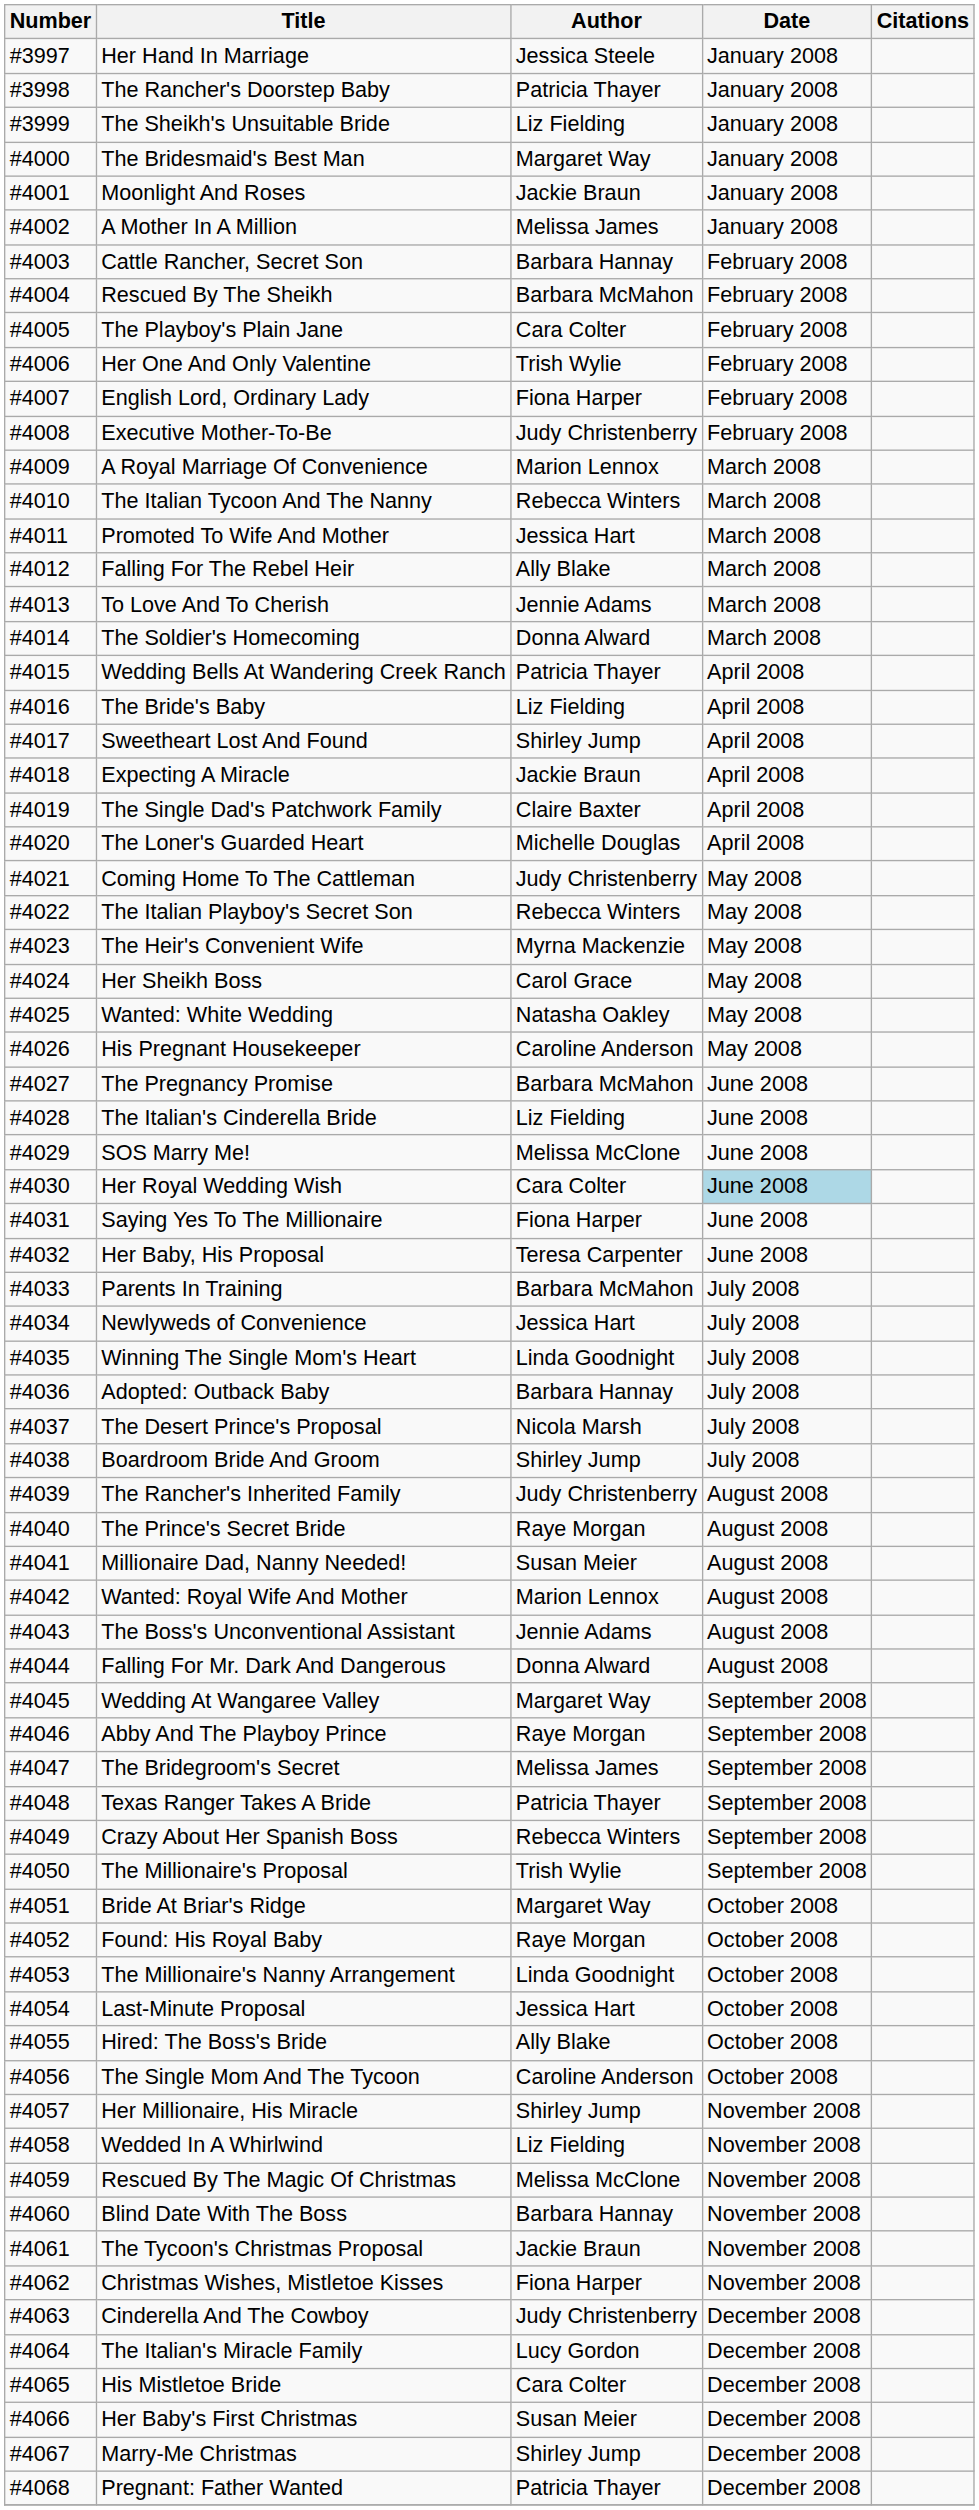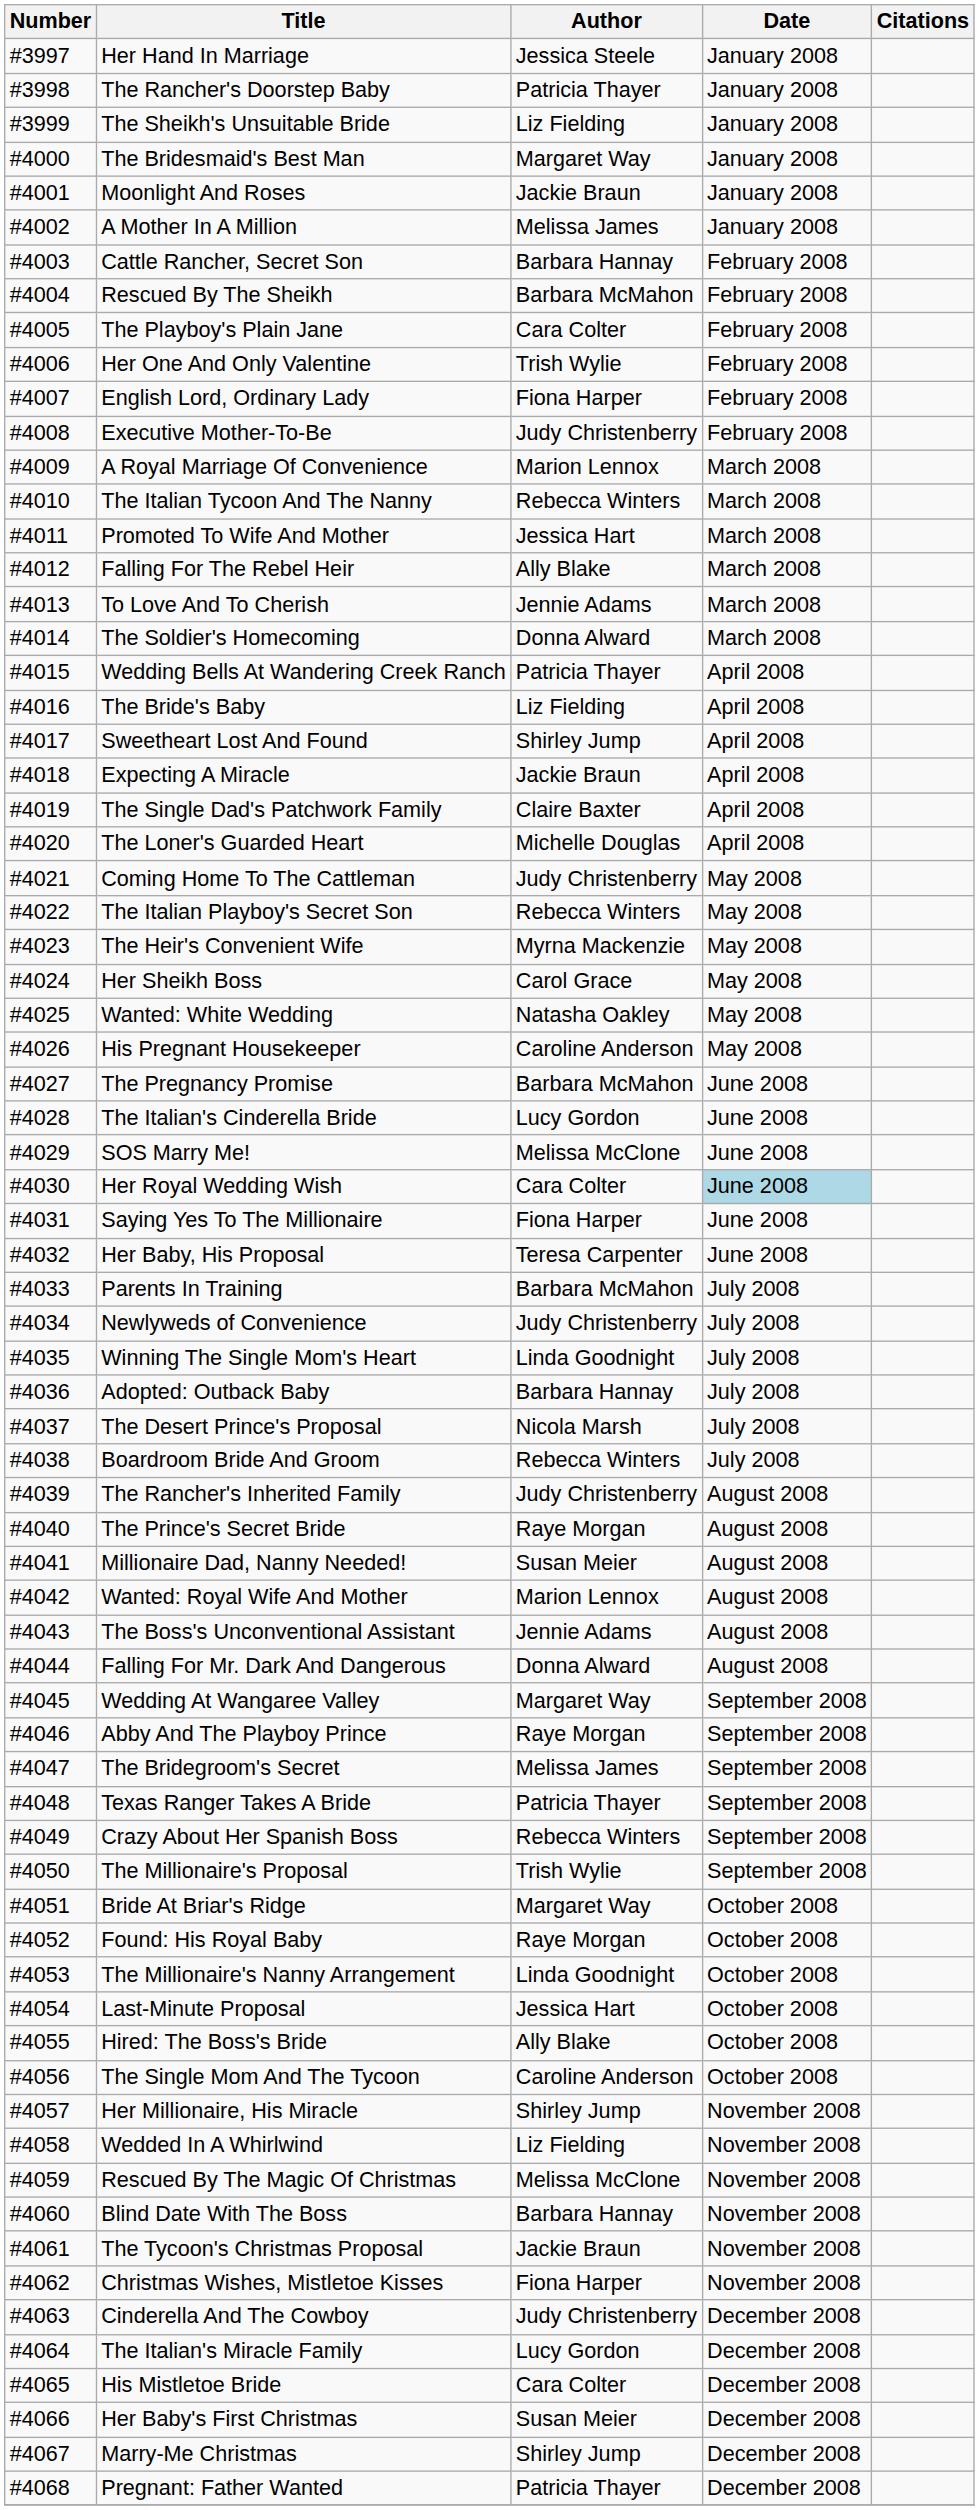(570, 1117) Liz Fielding -> (578, 1117) Lucy Gordon
(575, 1323) Jessica Hart -> (606, 1323) Judy Christenberry
(578, 1460) Shirley Jump -> (598, 1460) Rebecca Winters
